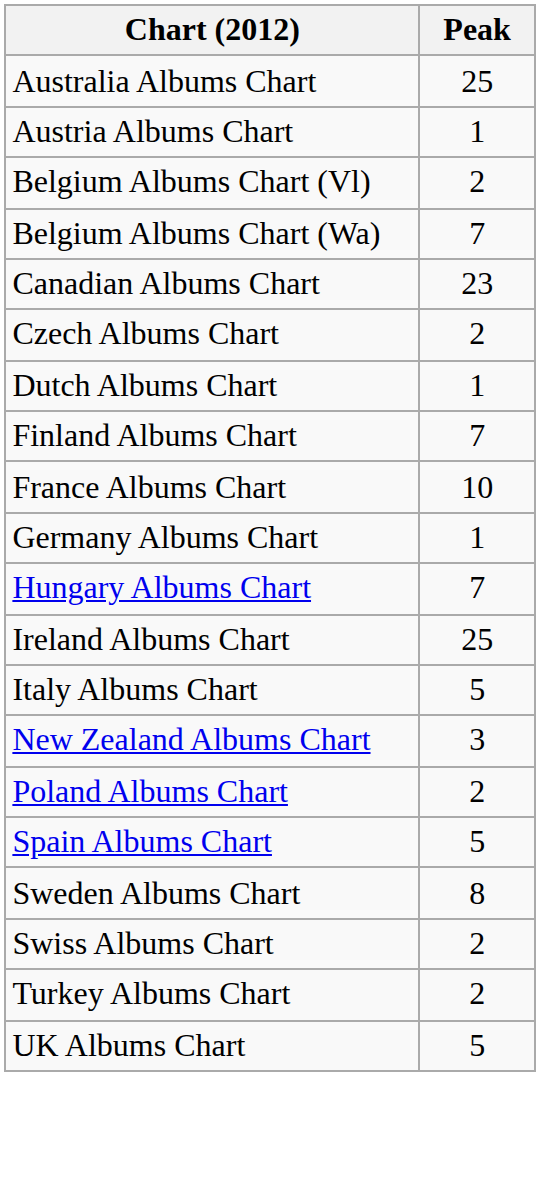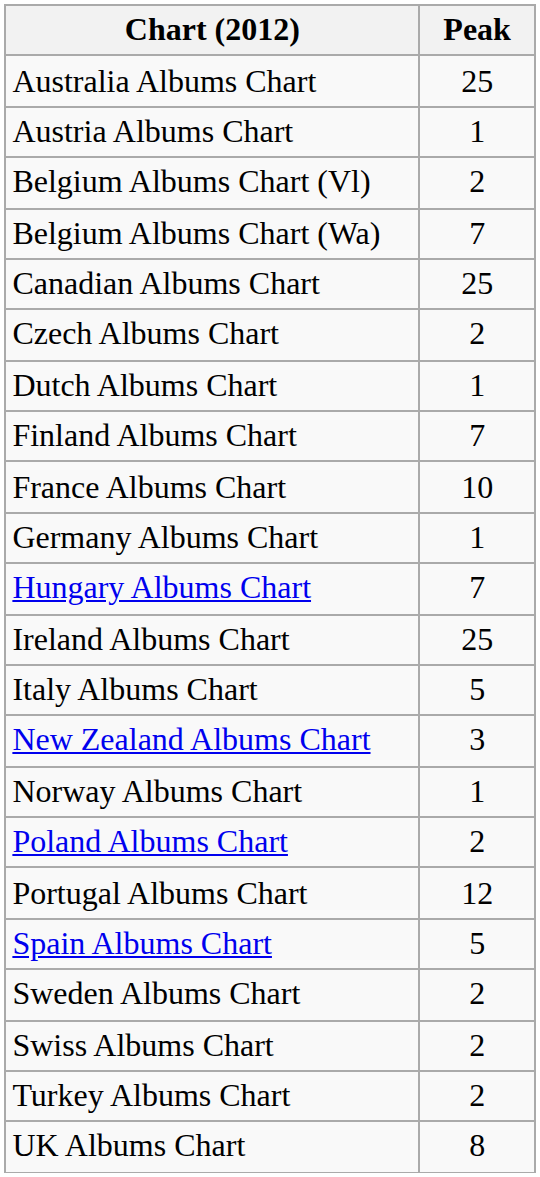(477, 283) 23 -> (477, 283) 25
+ row: (157, 791)
+ row: (160, 892)
(477, 892) 8 -> (477, 994) 2
(477, 1044) 5 -> (477, 1146) 8
